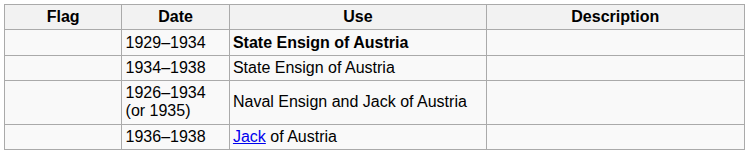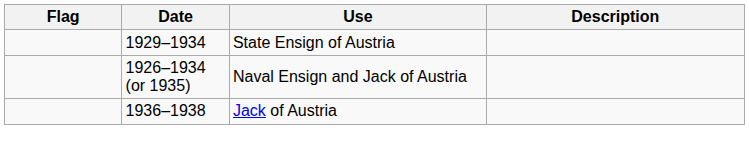(321, 42) bold -> (314, 42) normal
- row: (166, 67)
